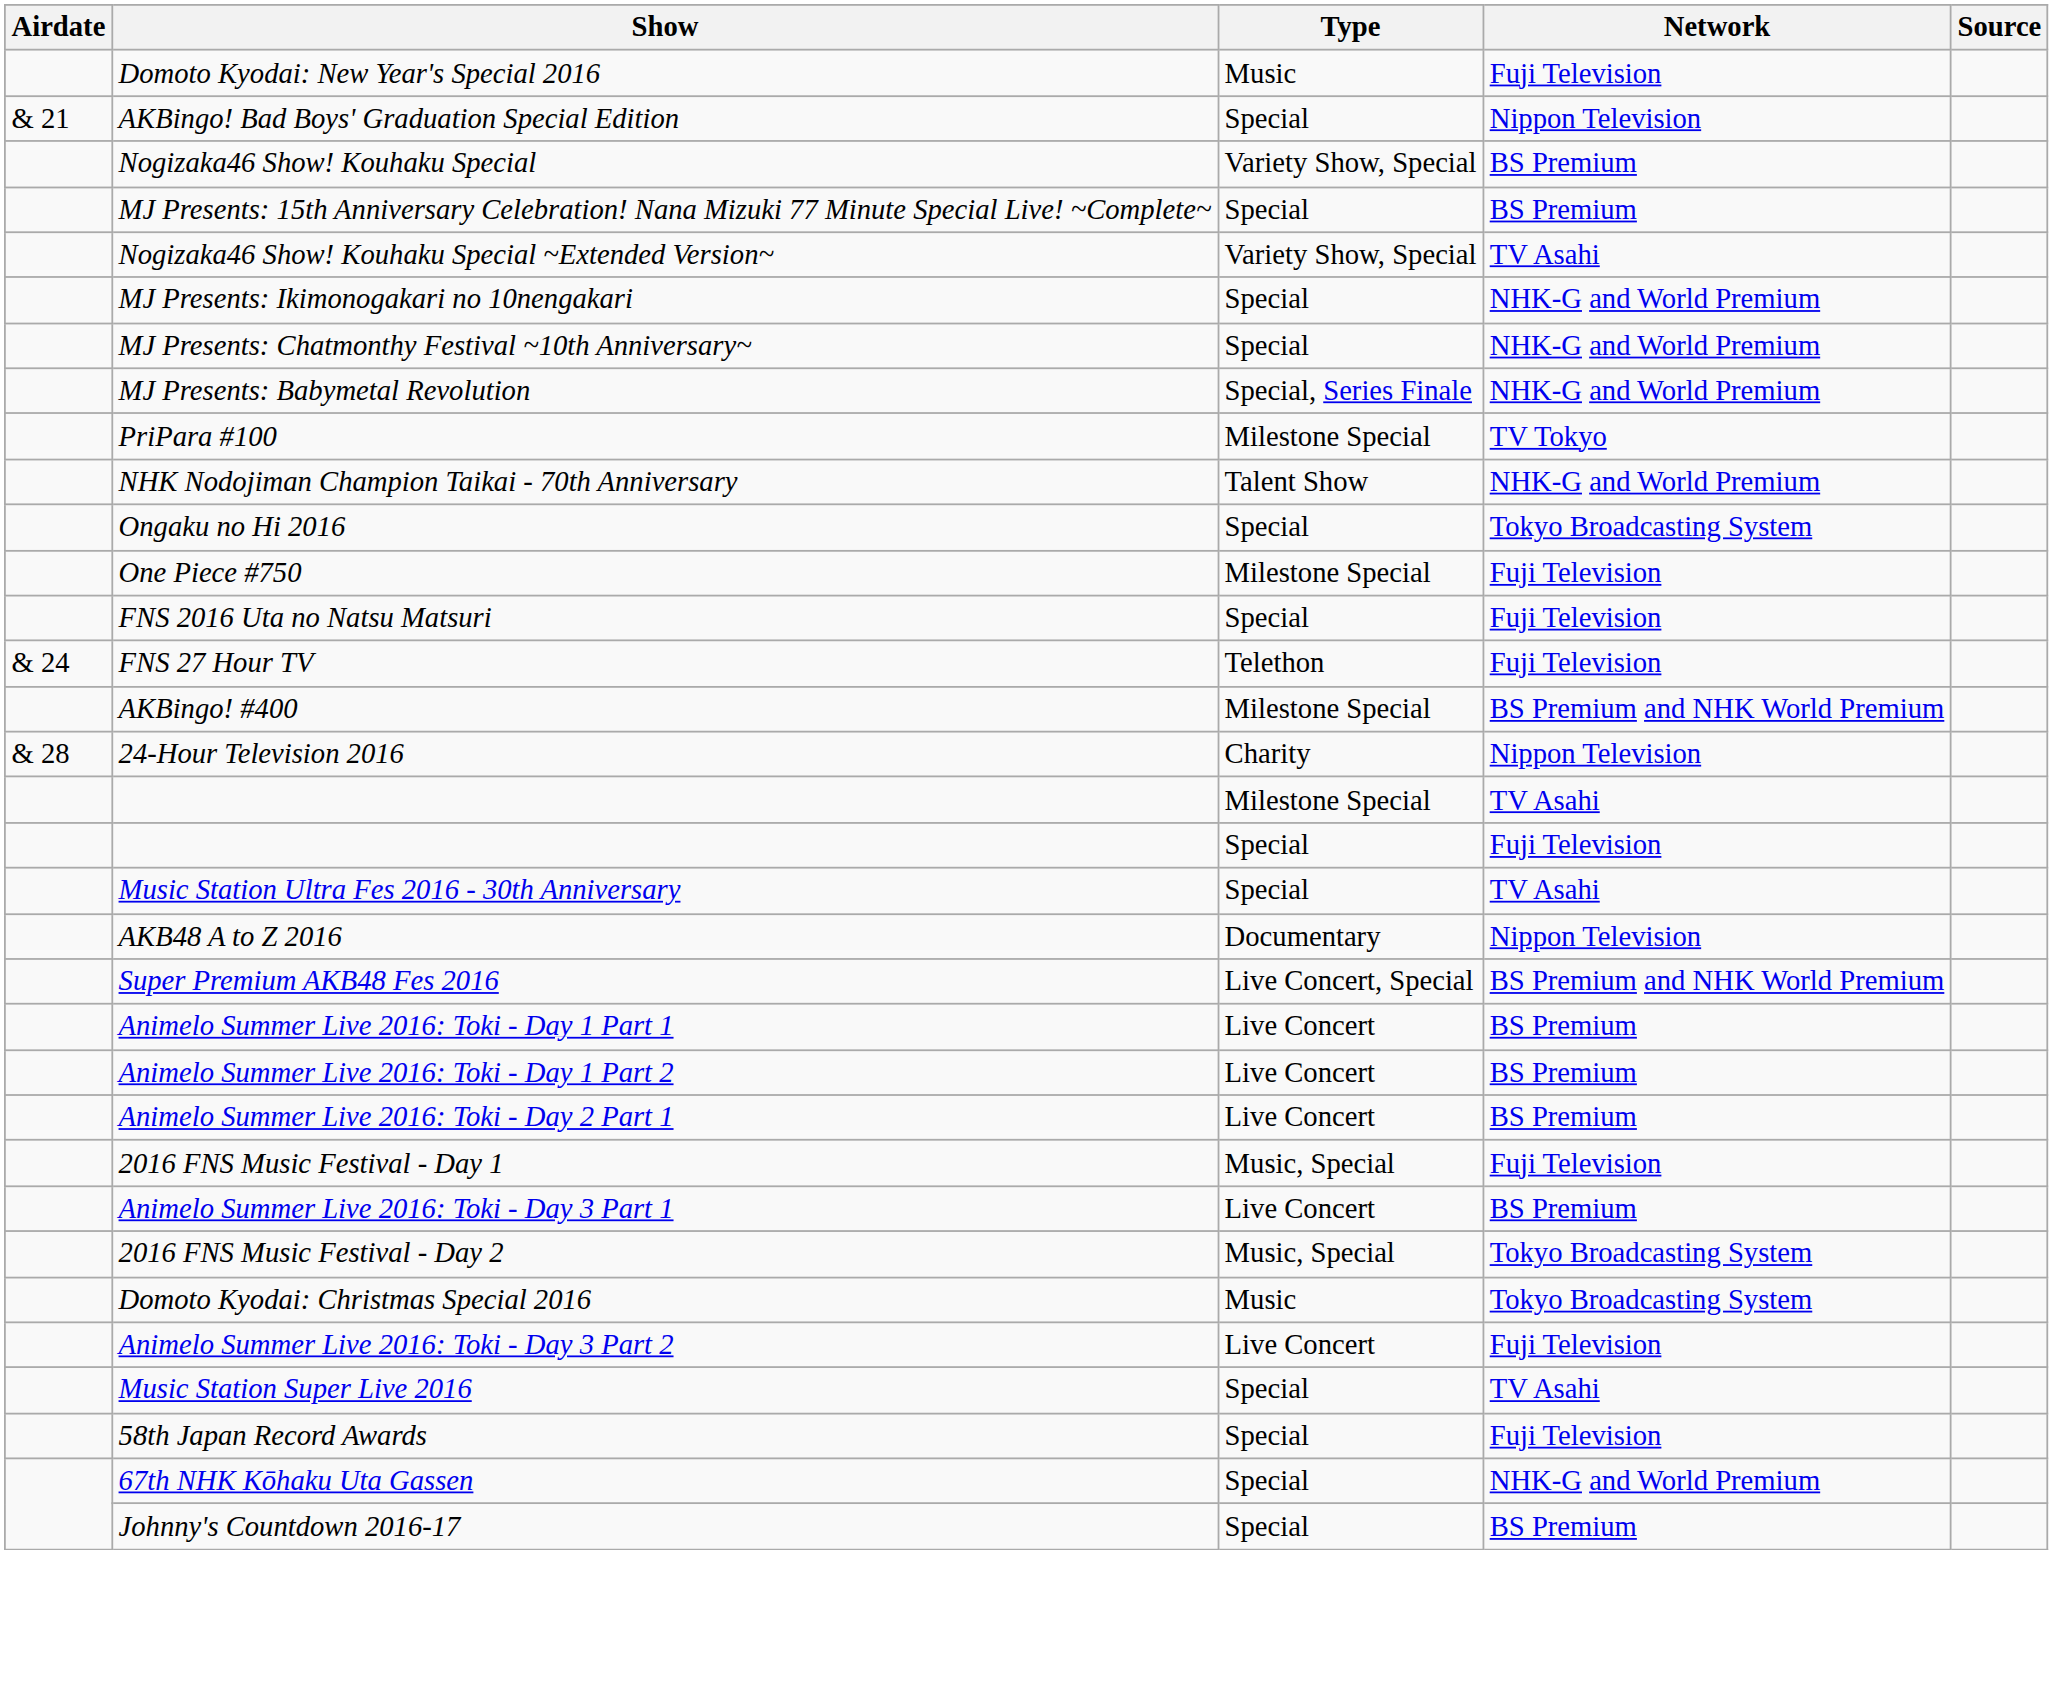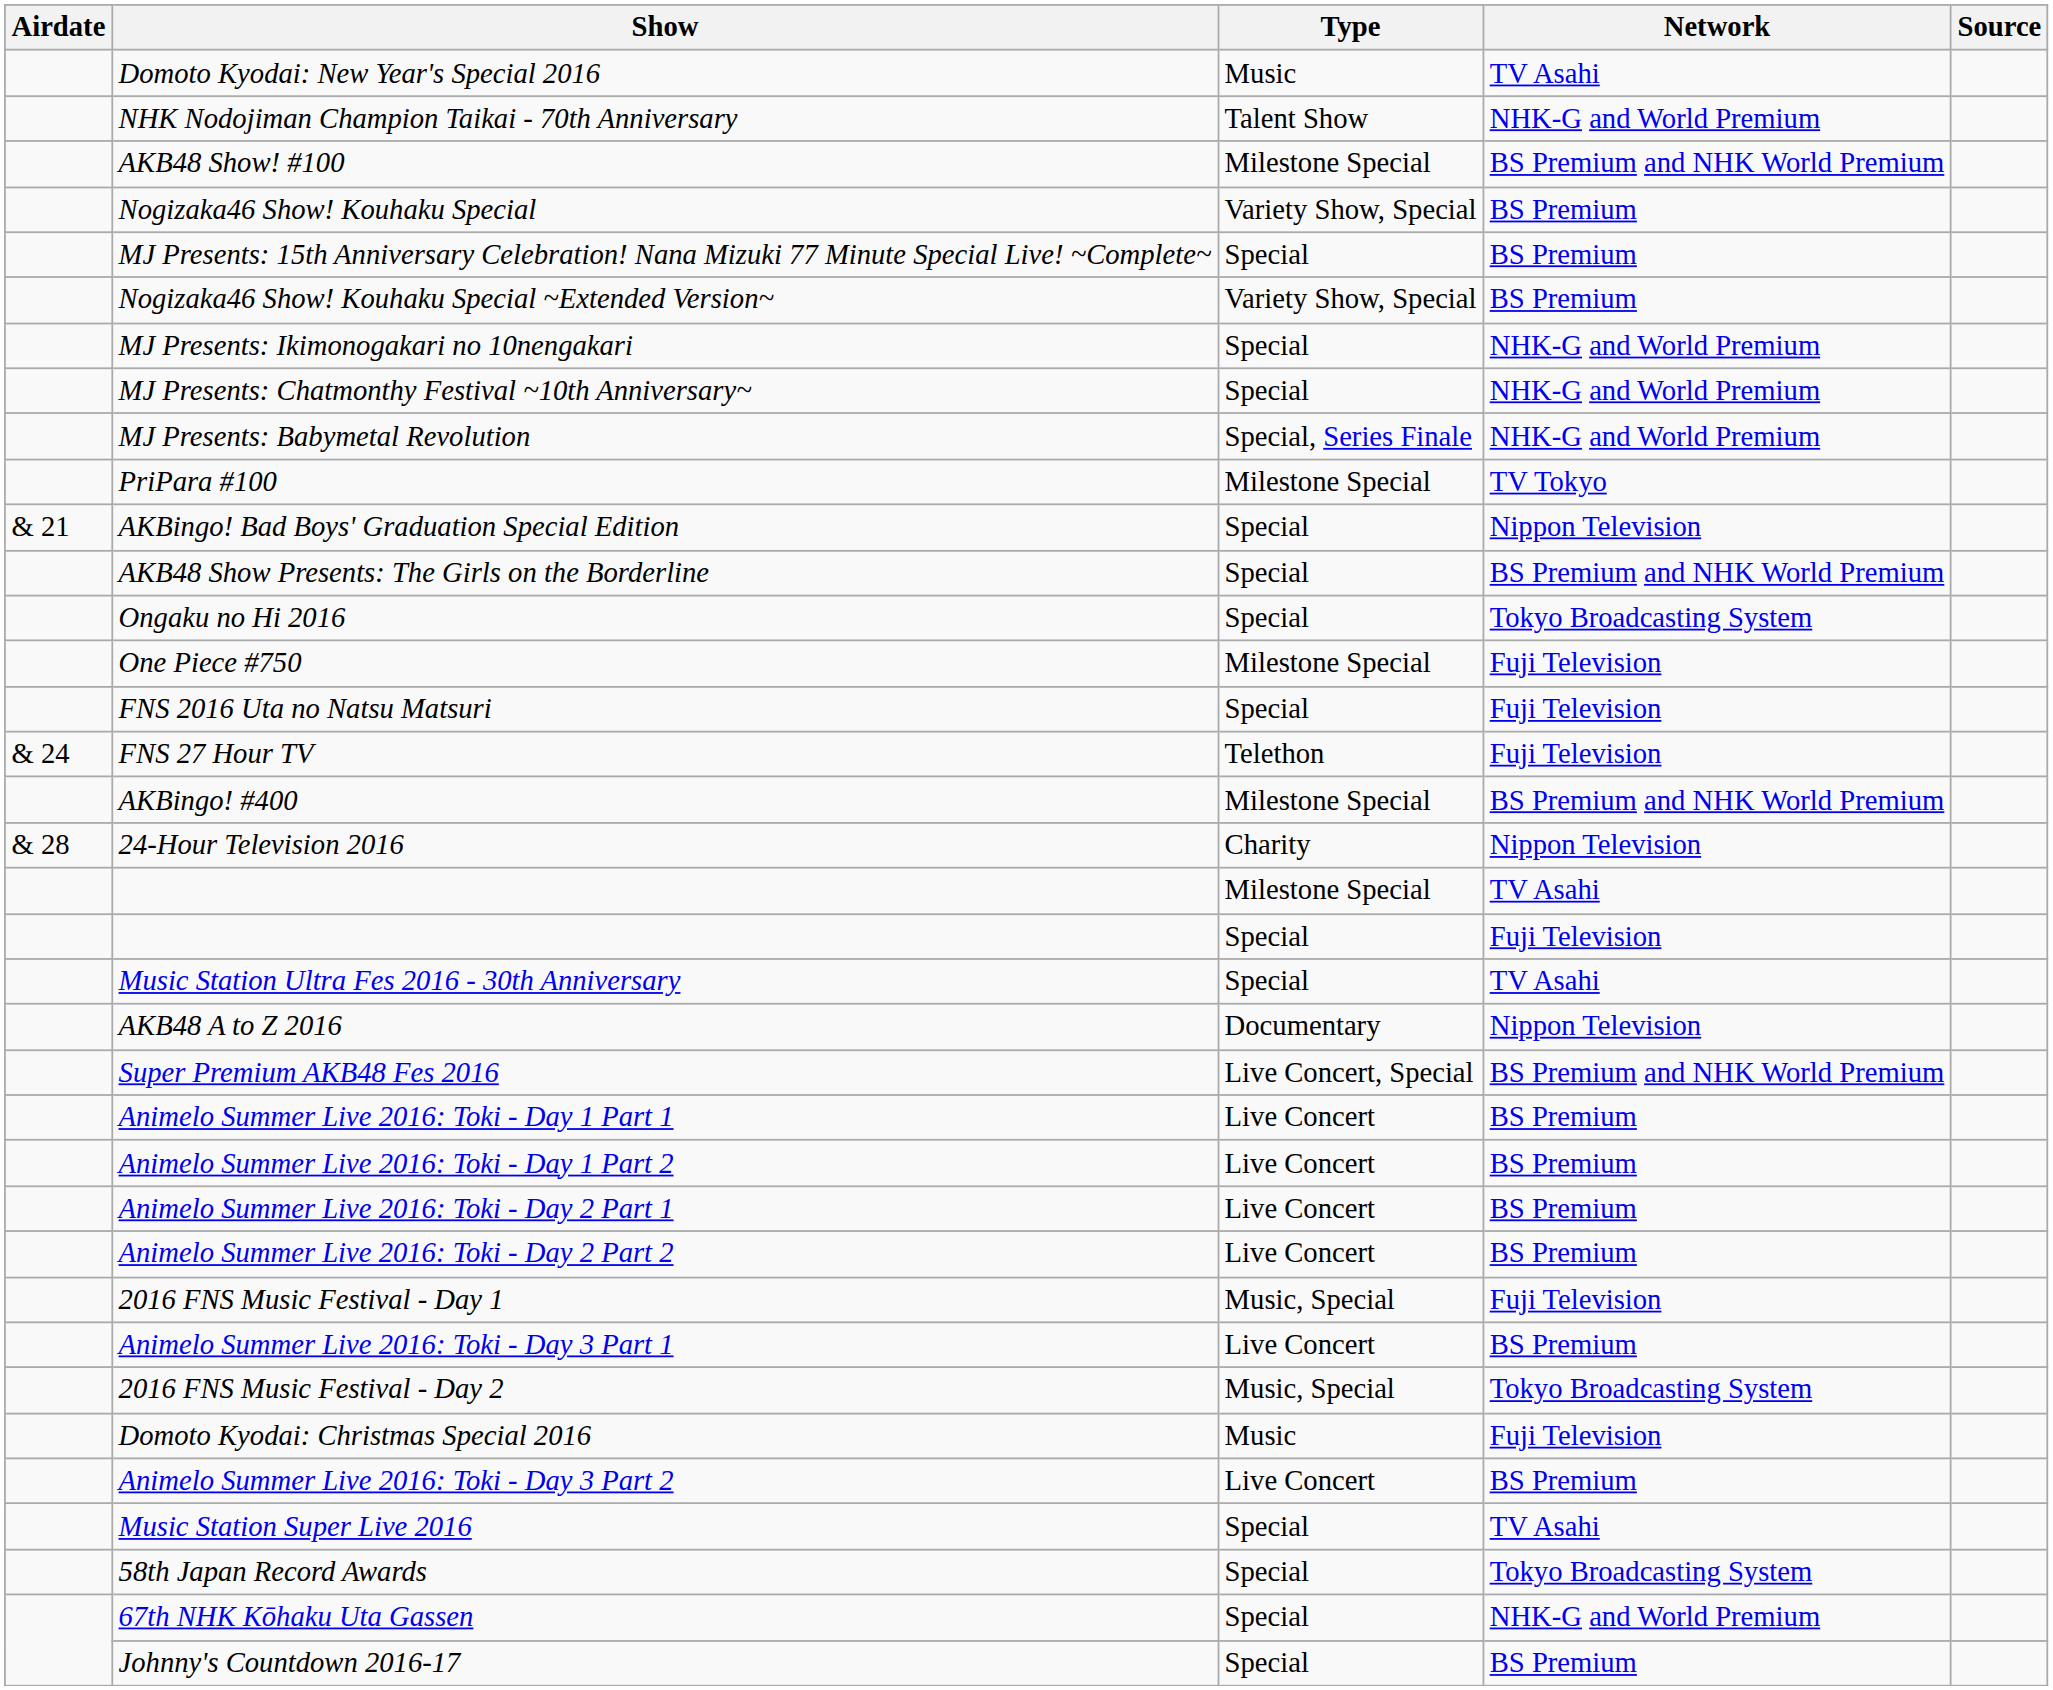(1576, 72) Fuji Television -> (1545, 72) TV Asahi
rows swapped: (428, 481) <-> (399, 118)
+ row: (232, 163)
(1545, 254) TV Asahi -> (1563, 299) BS Premium
+ row: (414, 572)
+ row: (396, 1253)
(1651, 1299) Tokyo Broadcasting System -> (1576, 1435) Fuji Television
(1576, 1344) Fuji Television -> (1563, 1480) BS Premium
(1576, 1435) Fuji Television -> (1651, 1571) Tokyo Broadcasting System
